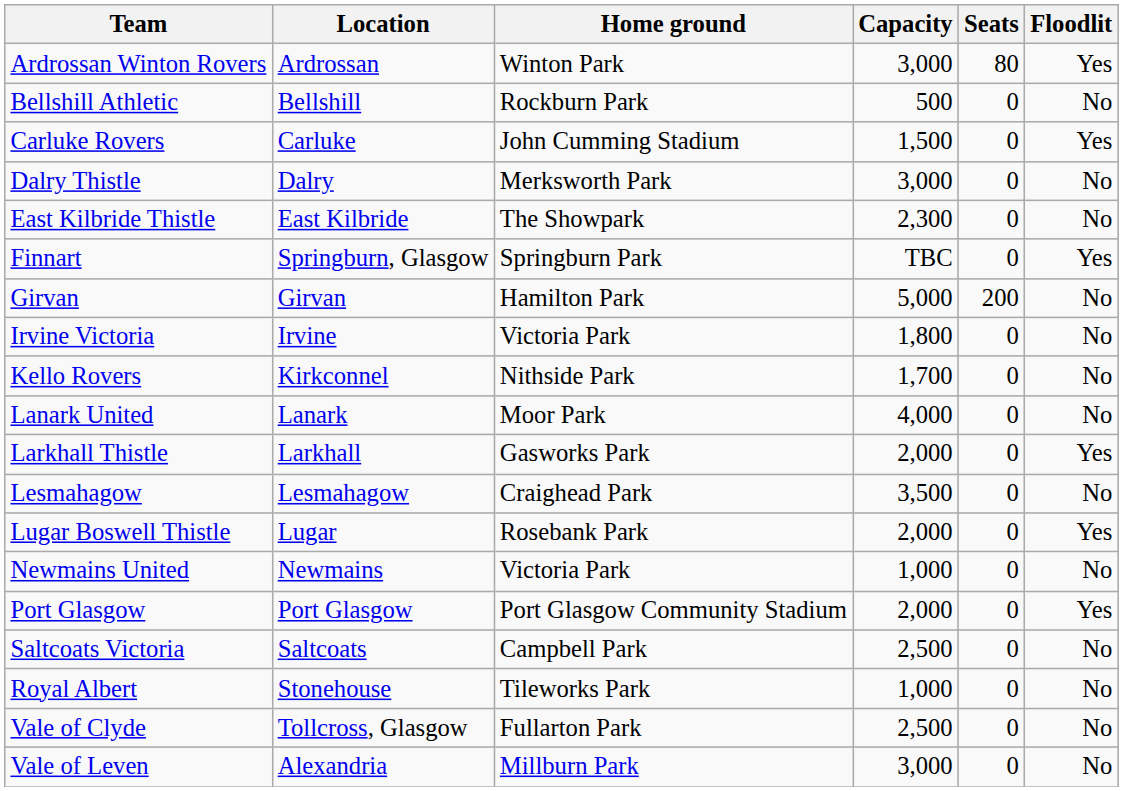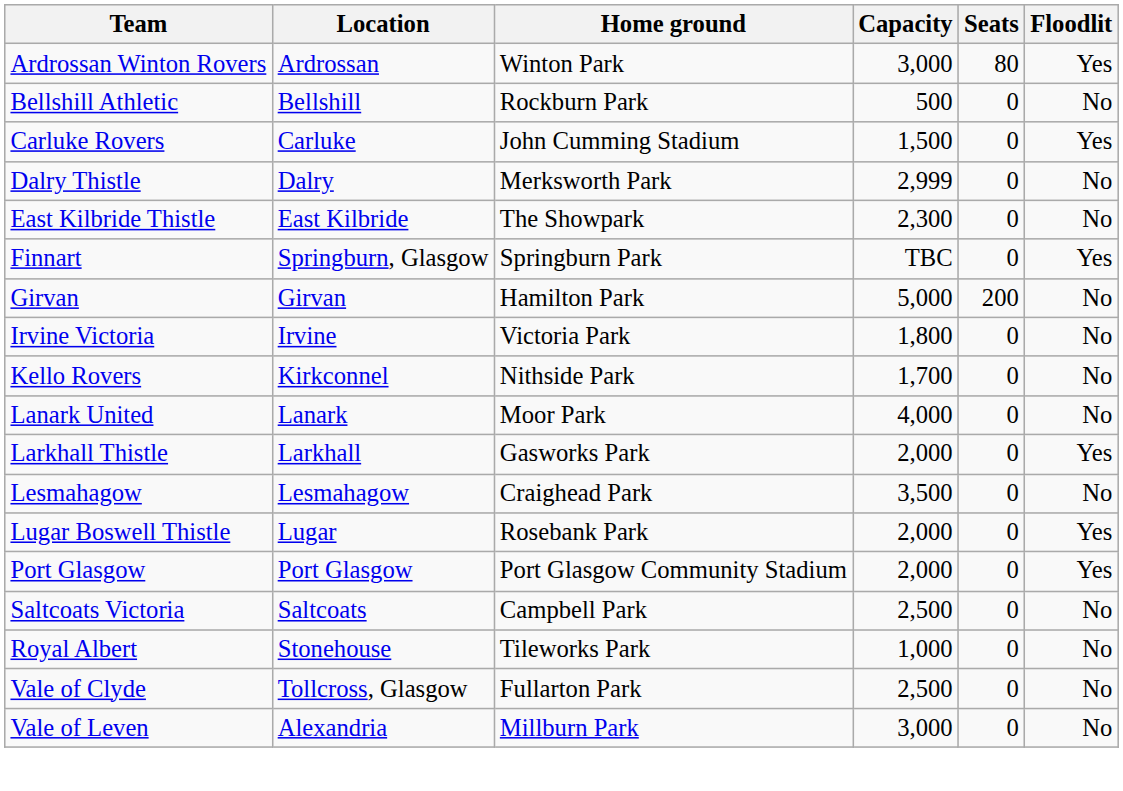(925, 180) 3,000 -> (925, 180) 2,999
- row: (100, 571)
